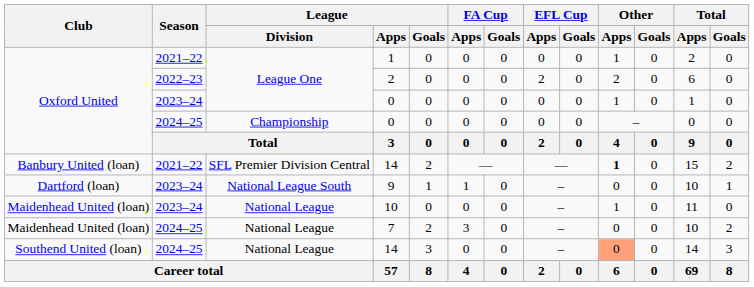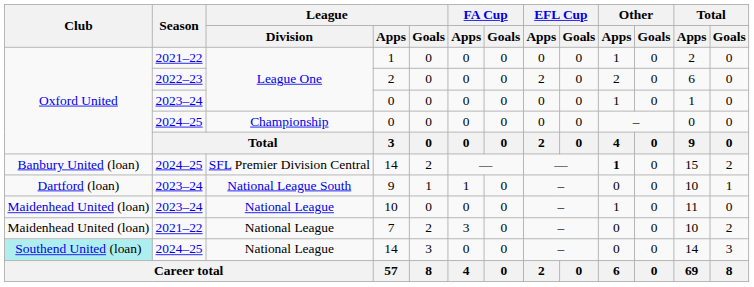(179, 164) 2021–22 -> (179, 164) 2024–25
(179, 228) 2024–25 -> (179, 228) 2021–22
(78, 249) no background -> (78, 249) paleturquoise background
(616, 249) lightsalmon background -> (616, 249) no background
